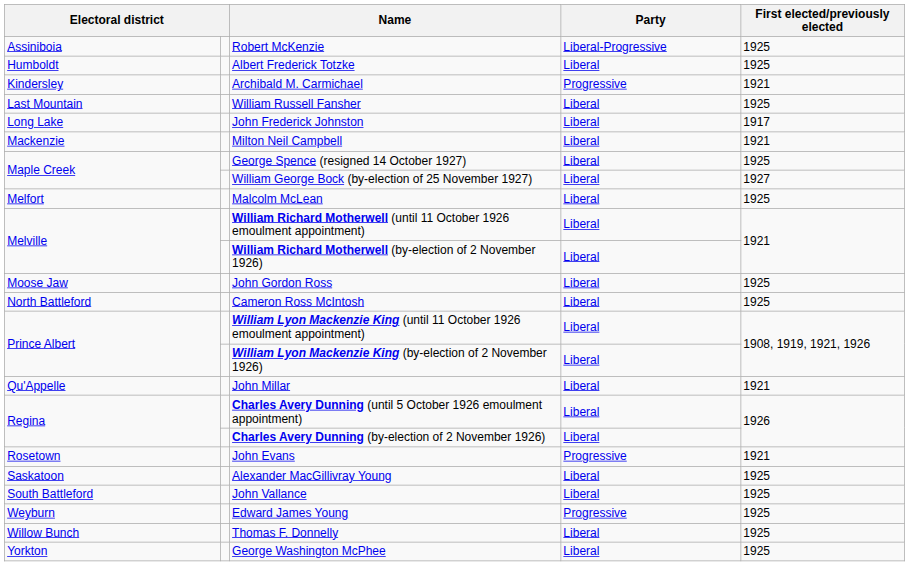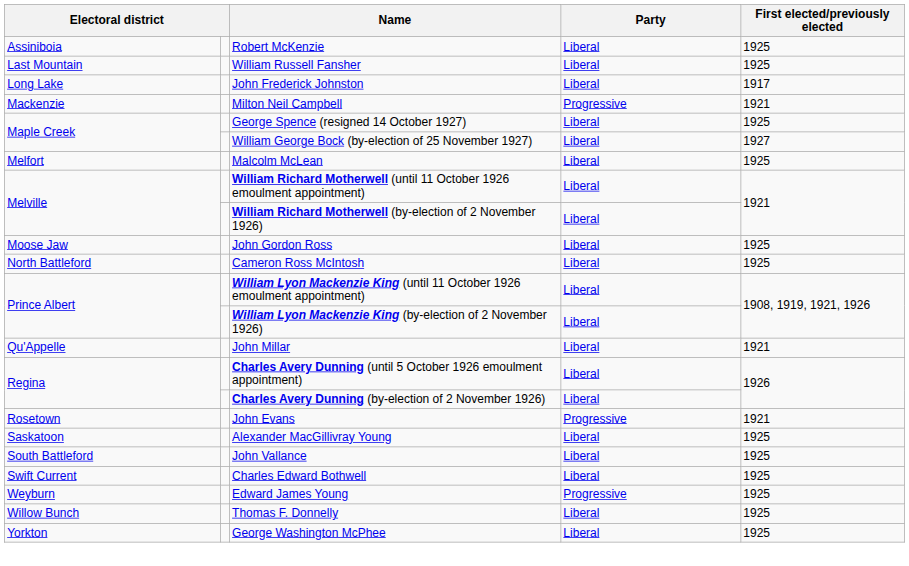(615, 46) Liberal-Progressive -> (581, 46) Liberal
- row: (293, 65)
- row: (297, 84)
(581, 141) Liberal -> (595, 103) Progressive
+ row: (299, 475)
